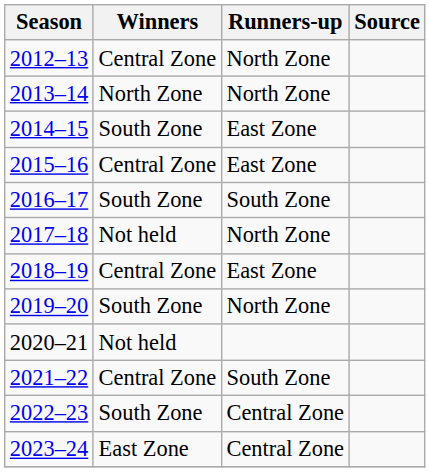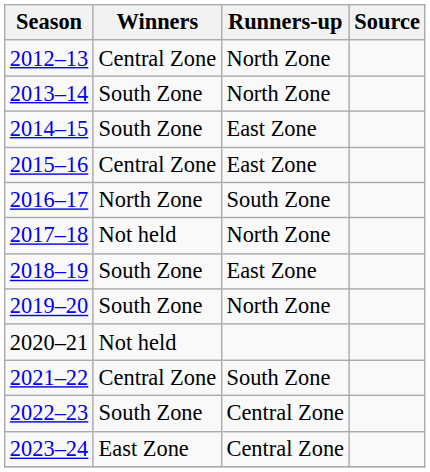(151, 93) North Zone -> (151, 93) South Zone
(151, 199) South Zone -> (151, 199) North Zone
(157, 270) Central Zone -> (151, 270) South Zone
